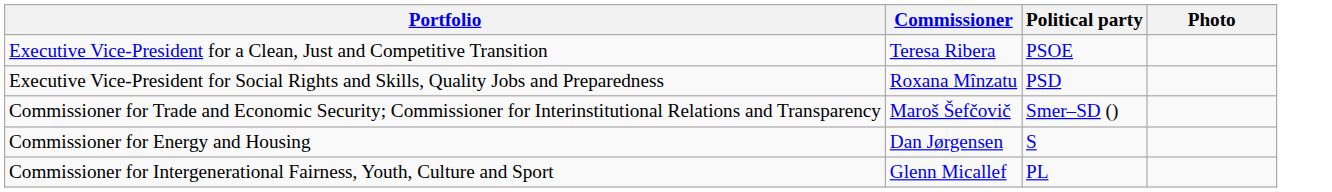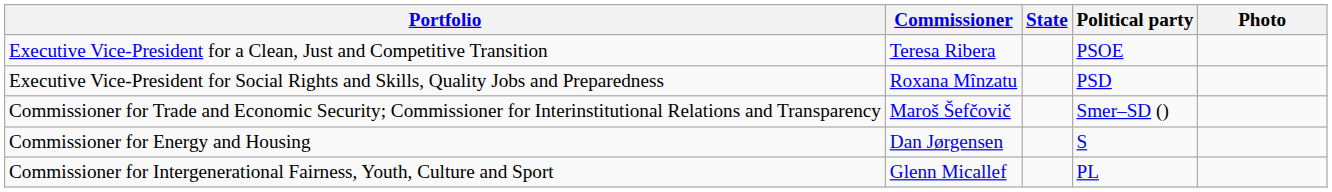+ column: (1047, 19)
